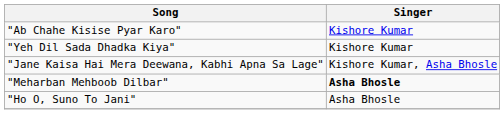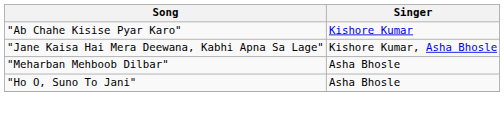- row: (91, 48)
(365, 83) bold -> (365, 65) normal
